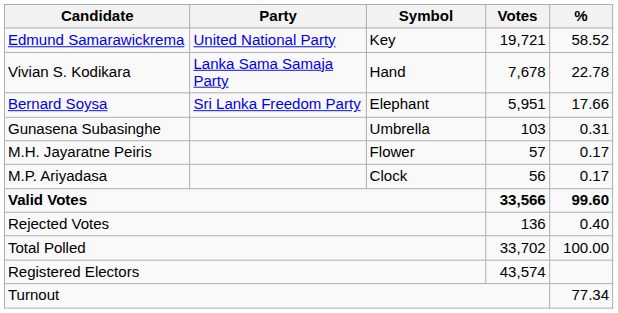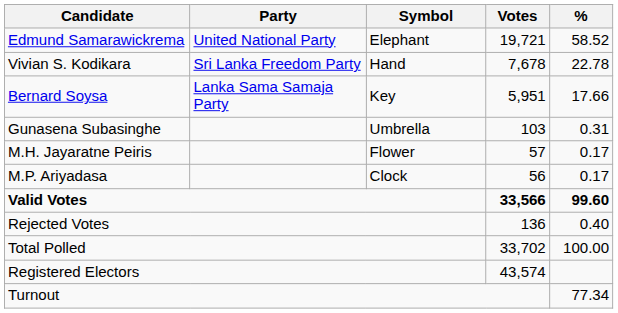(383, 40) Key -> (399, 40) Elephant
(263, 72) Lanka Sama Samaja Party -> (277, 64) Sri Lanka Freedom Party
(277, 104) Sri Lanka Freedom Party -> (263, 96) Lanka Sama Samaja Party
(399, 104) Elephant -> (383, 96) Key
